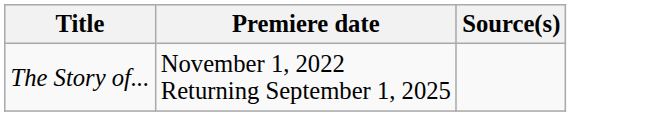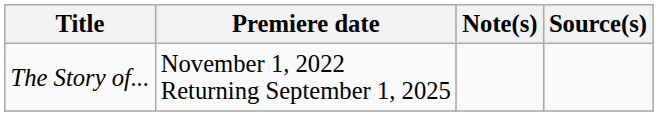+ column: (500, 24)
